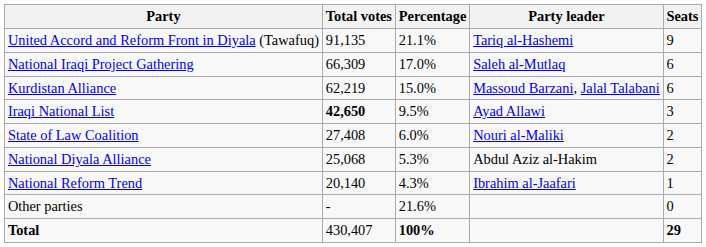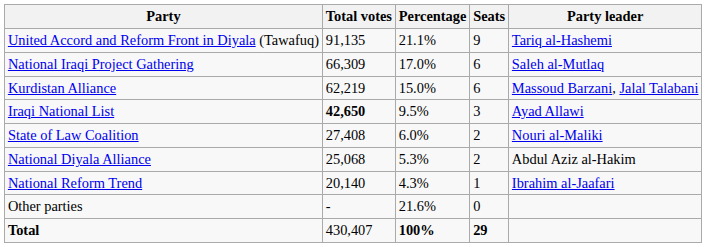columns swapped: (682, 16) <-> (566, 16)
